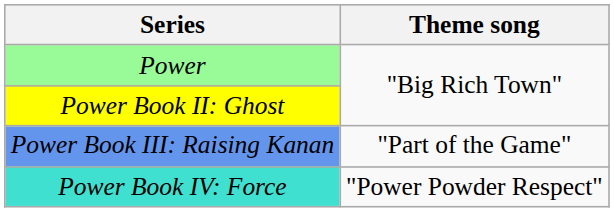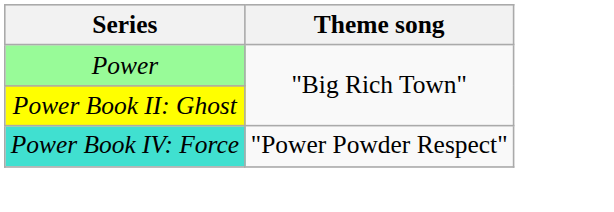- row: (172, 145)
